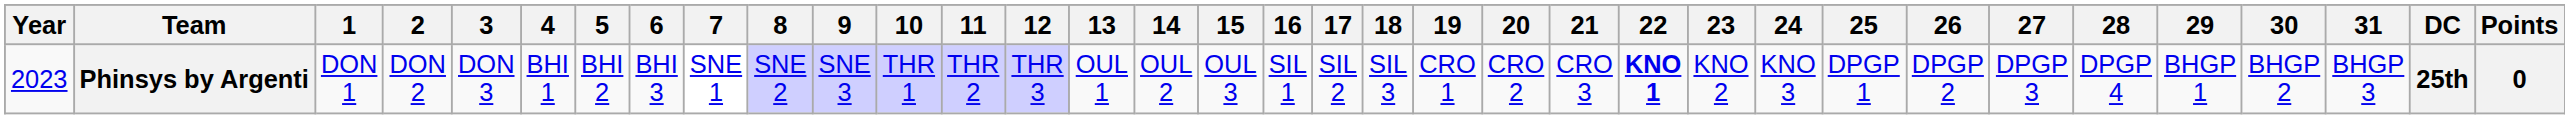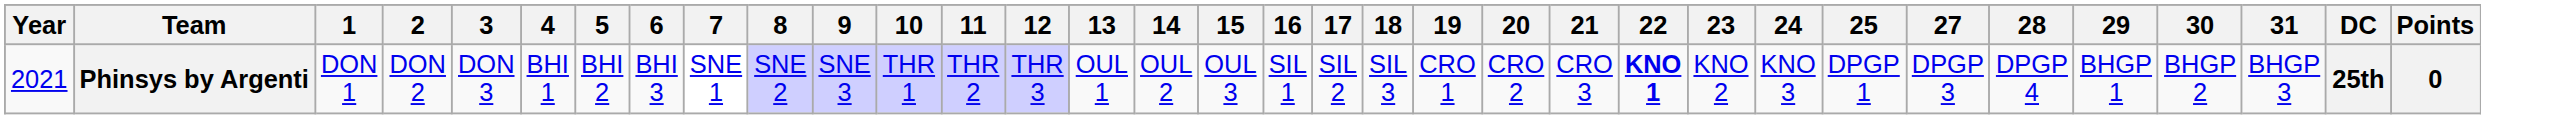- column: (1948, 25)
(39, 79) 2023 -> (39, 79) 2021
